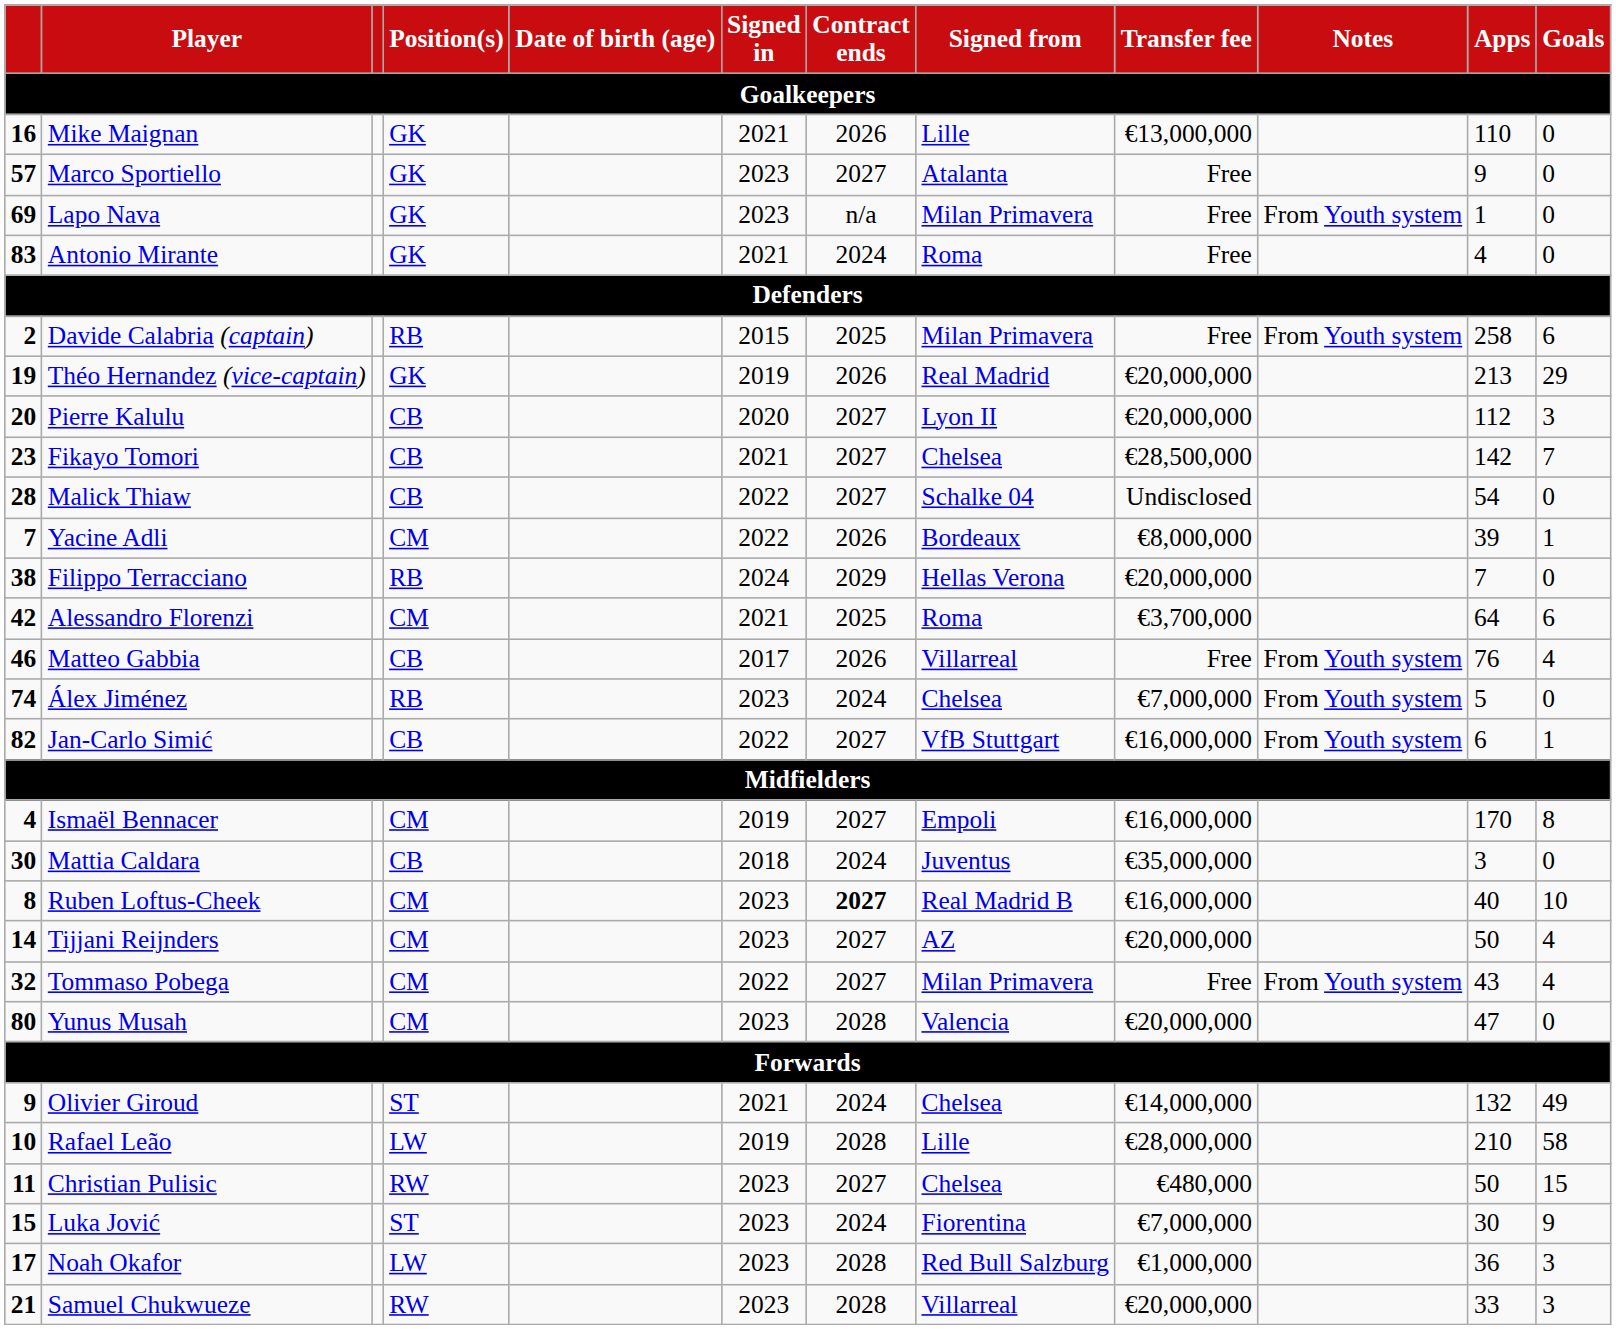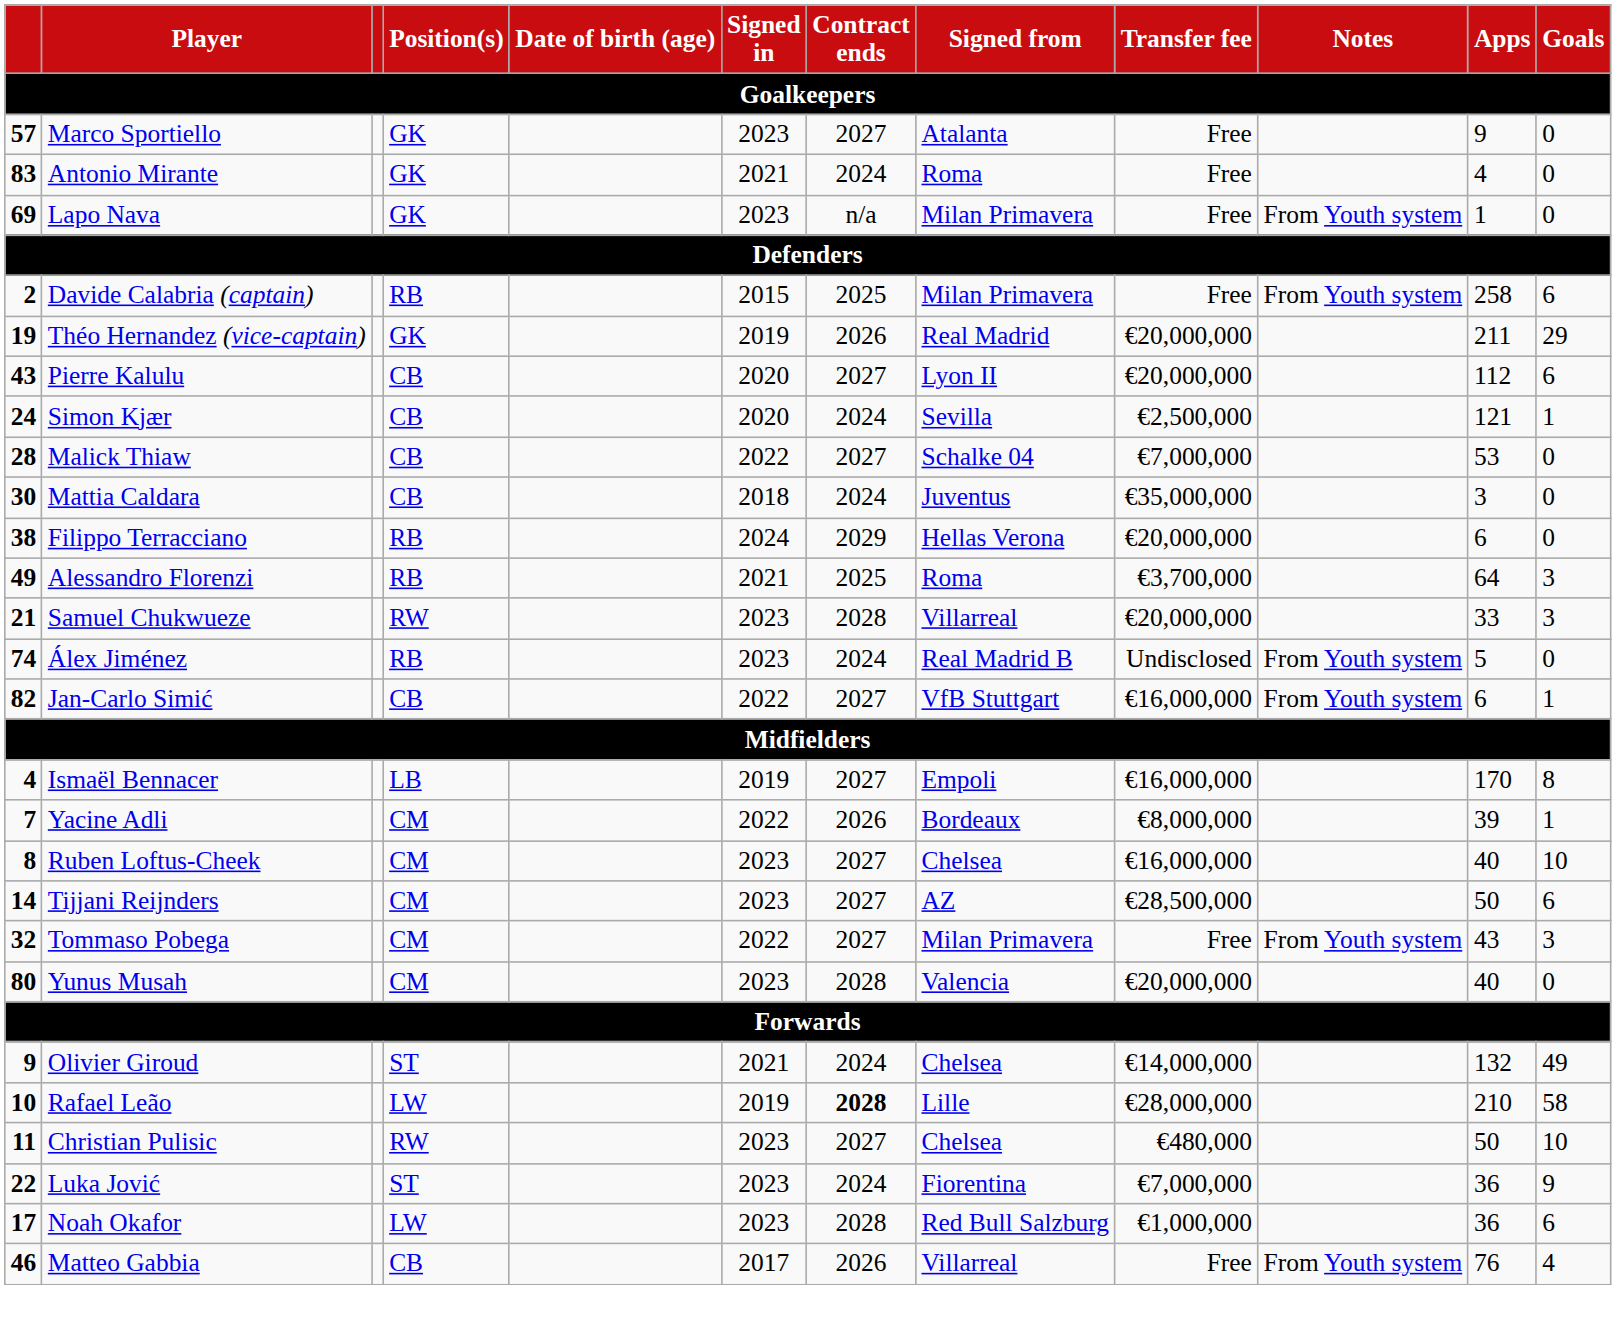- row: (123, 133)
rows swapped: (104, 214) <-> (133, 255)
(1493, 376) 213 -> (1493, 335) 211
(23, 416) 20 -> (23, 376) 43
(1549, 416) 3 -> (1549, 376) 6
- row: (123, 456)
+ row: (110, 416)
(1189, 497) Undisclosed -> (1195, 456) €7,000,000
(1487, 497) 54 -> (1487, 456) 53
rows swapped: (124, 860) <-> (108, 537)
(1480, 577) 7 -> (1480, 537) 6
(23, 618) 42 -> (23, 577) 49
(409, 618) CM -> (406, 577) RB
(1549, 618) 6 -> (1549, 577) 3
rows swapped: (124, 658) <-> (149, 1304)
(962, 698) Chelsea -> (997, 658) Real Madrid B
(1195, 698) €7,000,000 -> (1189, 658) Undisclosed
(409, 819) CM -> (405, 779) LB
(861, 900) bold -> (861, 860) normal
(997, 900) Real Madrid B -> (962, 860) Chelsea
(1188, 940) €20,000,000 -> (1188, 900) €28,500,000
(1549, 940) 4 -> (1549, 900) 6
(1549, 981) 4 -> (1549, 940) 3
(1487, 1021) 47 -> (1487, 981) 40
(861, 1142) normal -> (861, 1102) bold
(1555, 1182) 15 -> (1555, 1142) 10
(23, 1223) 15 -> (23, 1182) 22
(1487, 1223) 30 -> (1487, 1182) 36
(1549, 1263) 3 -> (1549, 1223) 6
